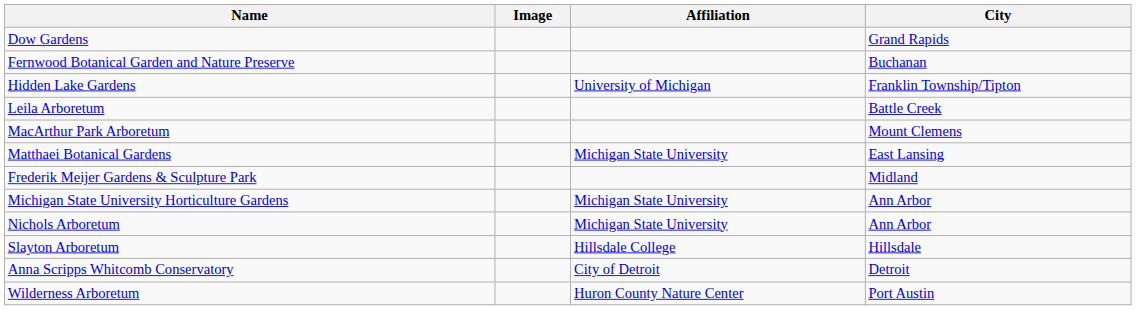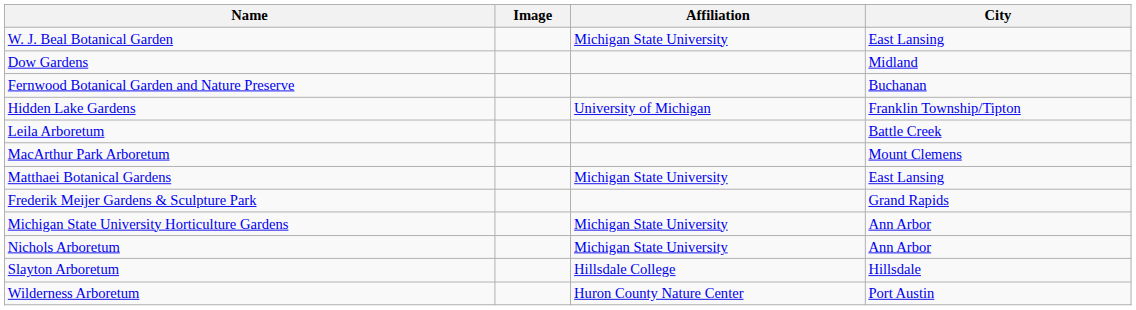+ row: (90, 39)
(909, 39) Grand Rapids -> (893, 62) Midland
(893, 177) Midland -> (909, 200) Grand Rapids
- row: (121, 270)
